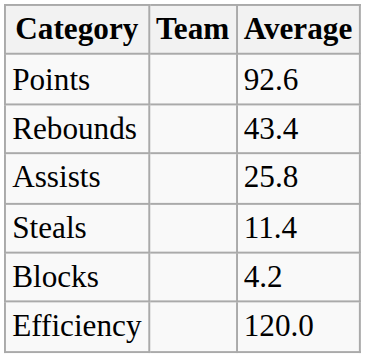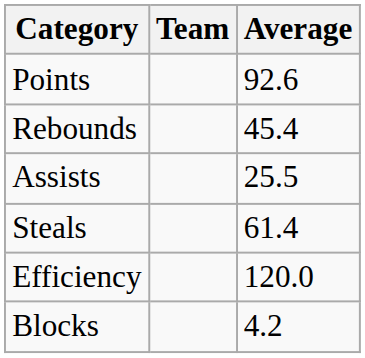(271, 128) 43.4 -> (271, 128) 45.4
(271, 177) 25.8 -> (271, 177) 25.5
(270, 227) 11.4 -> (271, 227) 61.4
rows swapped: (56, 276) <-> (77, 326)
